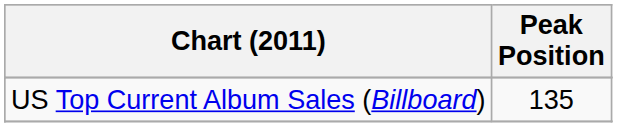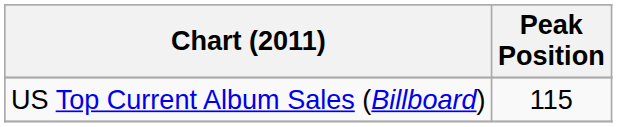(551, 99) 135 -> (551, 99) 115
